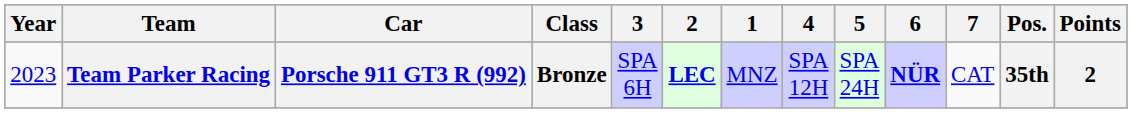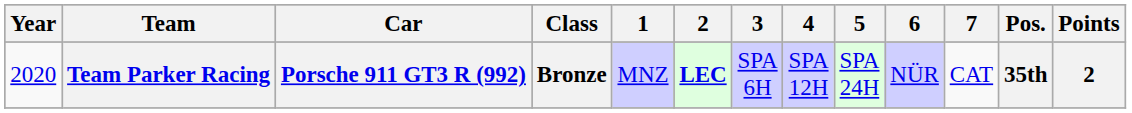columns swapped: (752, 23) <-> (637, 23)
(33, 74) 2023 -> (33, 74) 2020
(915, 74) bold -> (915, 74) normal
